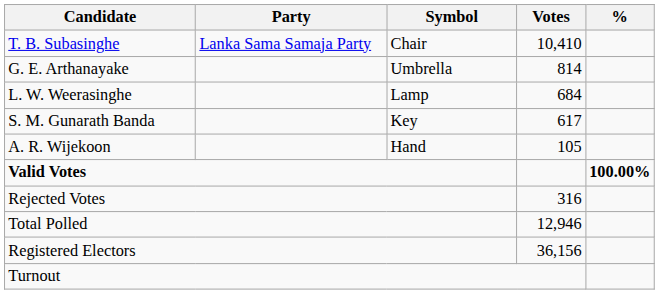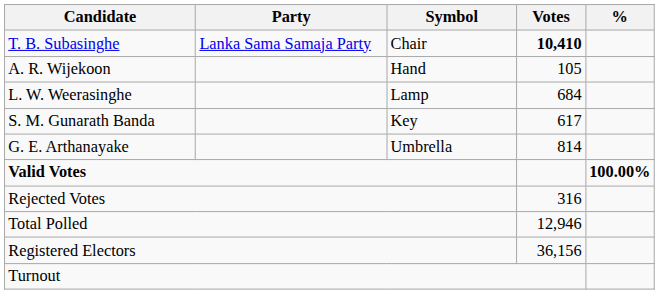(559, 43) normal -> (559, 43) bold
rows swapped: (69, 69) <-> (59, 146)
